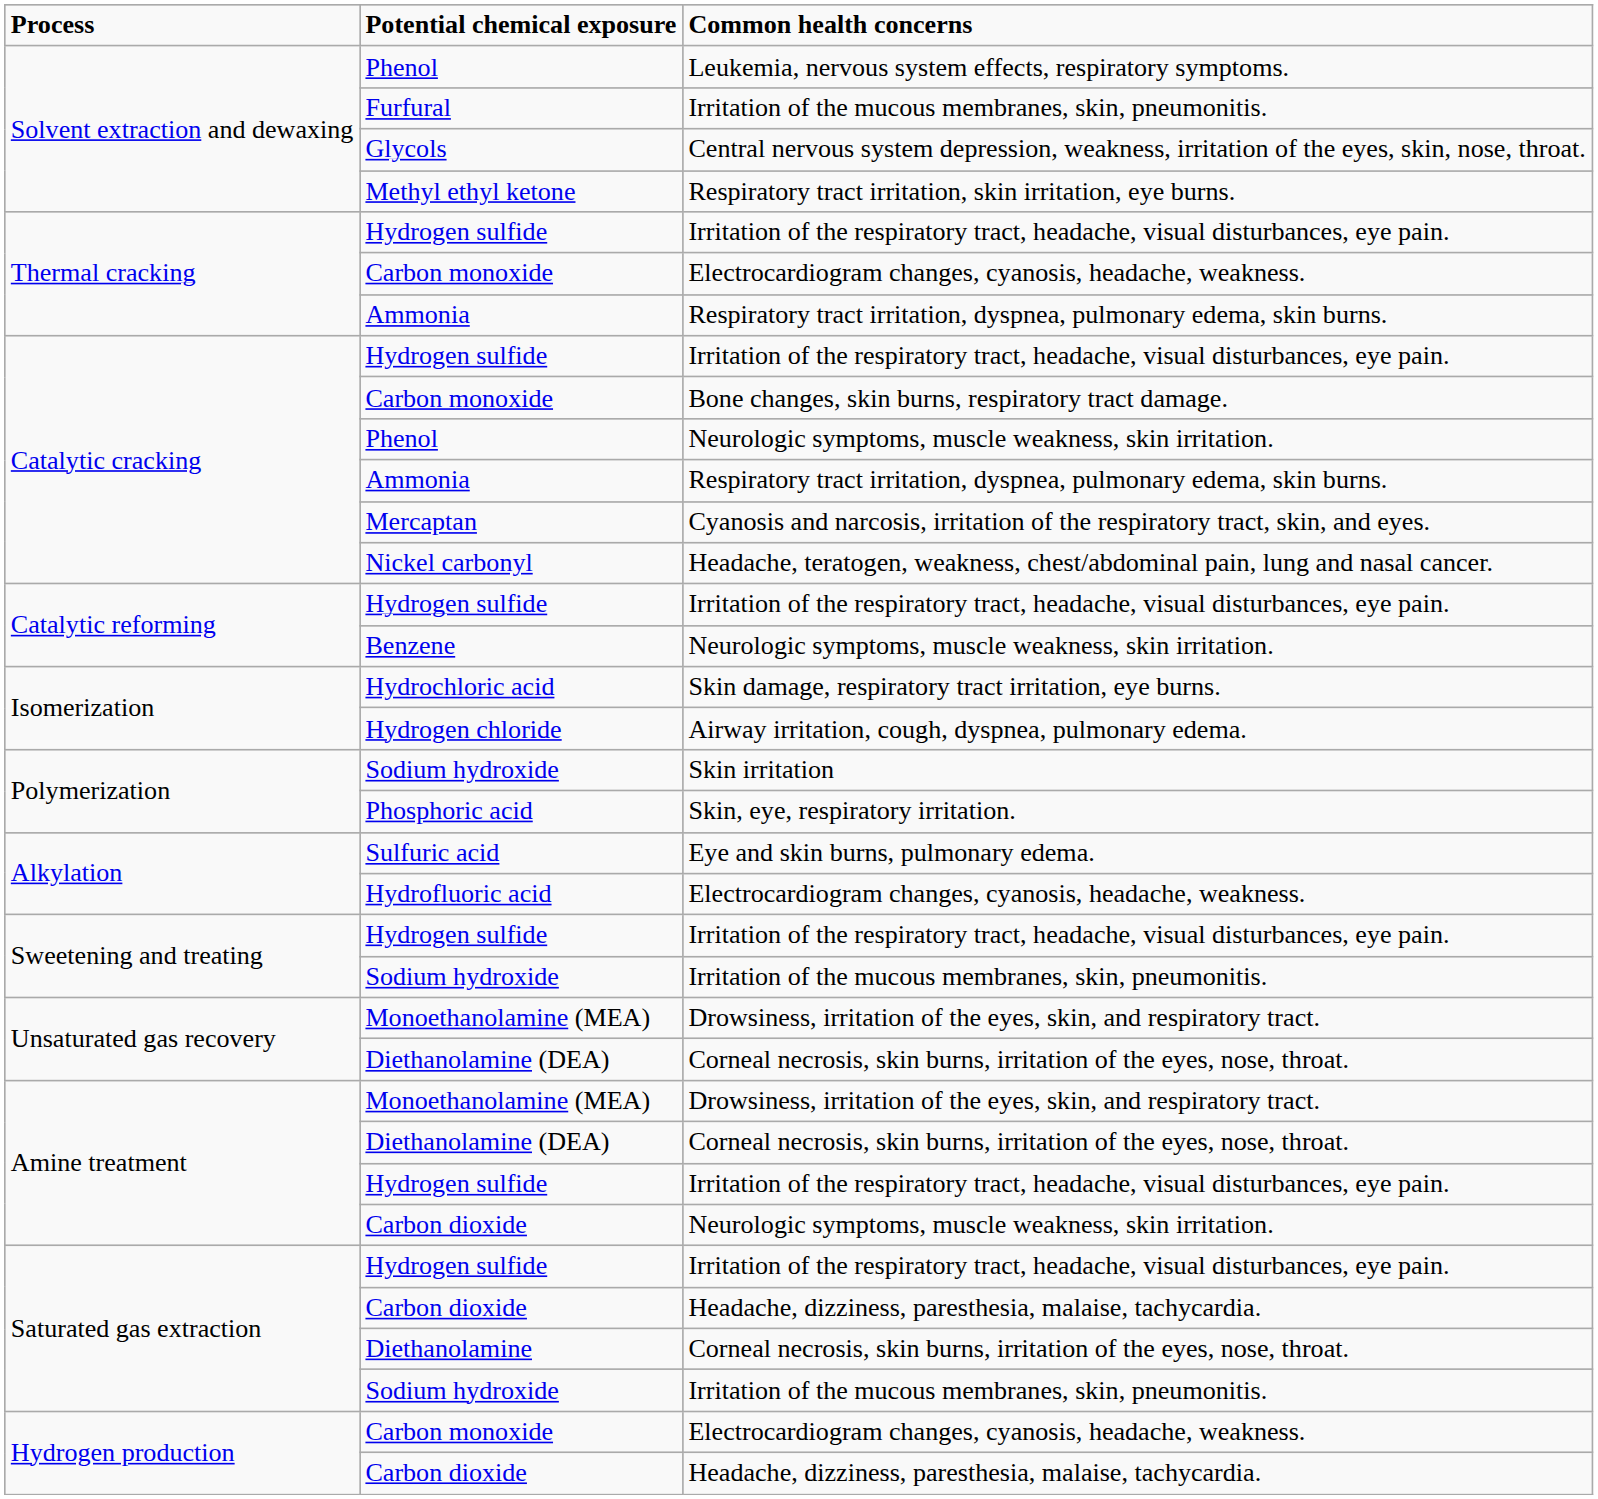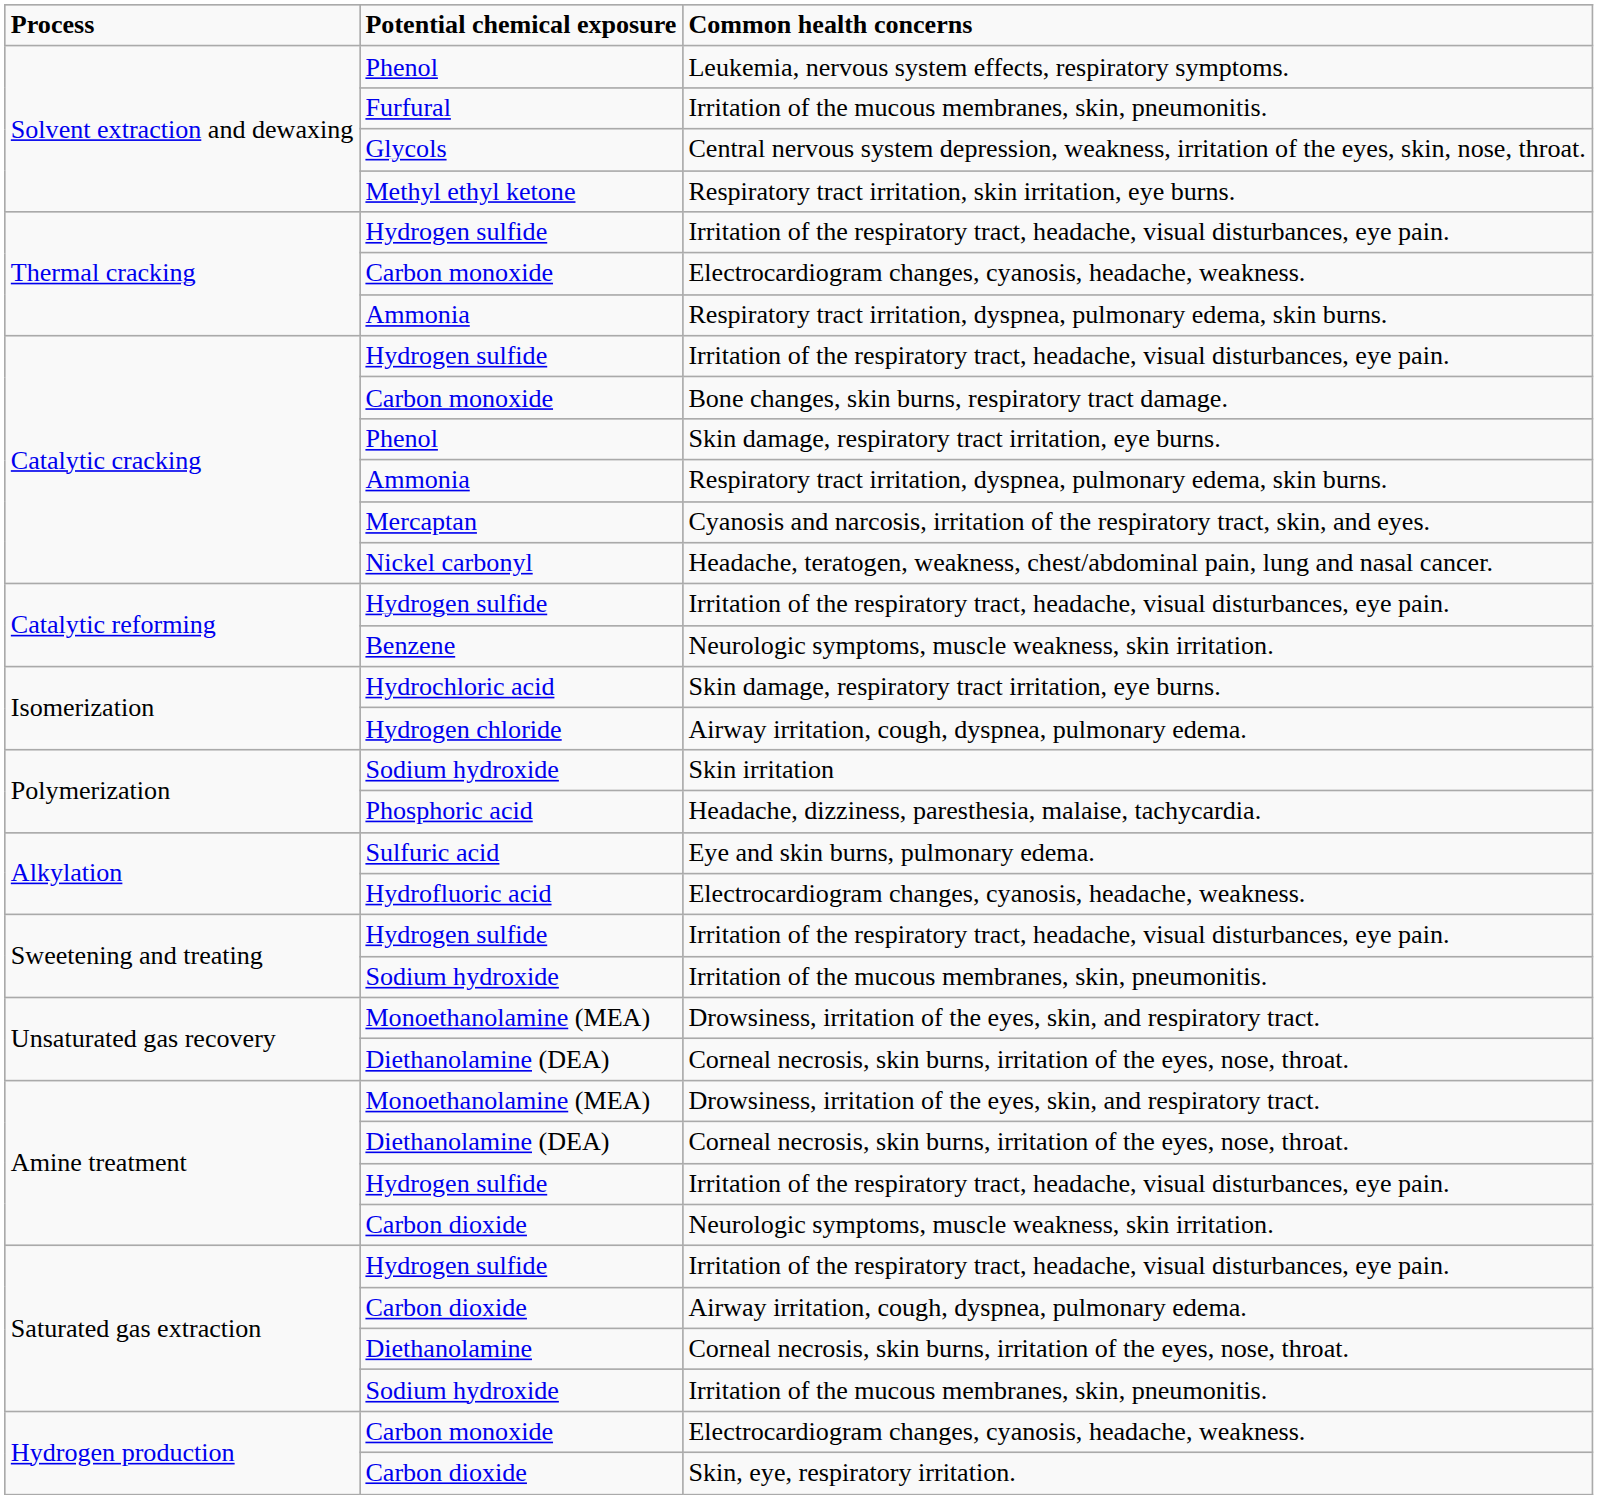(981, 438) Neurologic symptoms, muscle weakness, skin irritation. -> (955, 438) Skin damage, respiratory tract irritation, eye burns.
(852, 811) Skin, eye, respiratory irritation. -> (975, 811) Headache, dizziness, paresthesia, malaise, tachycardia.
(975, 1307) Headache, dizziness, paresthesia, malaise, tachycardia. -> (968, 1307) Airway irritation, cough, dyspnea, pulmonary edema.
(975, 1472) Headache, dizziness, paresthesia, malaise, tachycardia. -> (852, 1472) Skin, eye, respiratory irritation.
